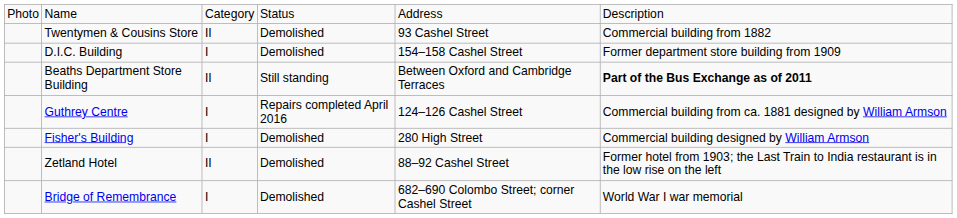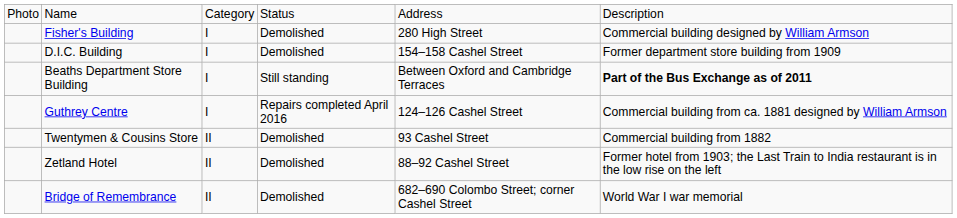rows swapped: (89, 137) <-> (121, 33)
(208, 78) II -> (207, 78) I
(207, 197) I -> (208, 197) II
